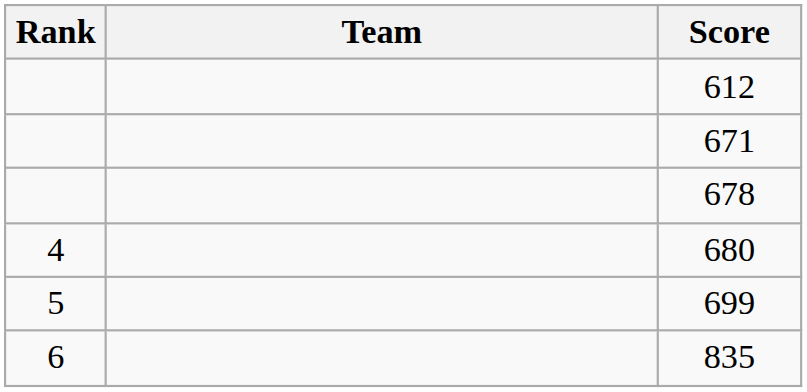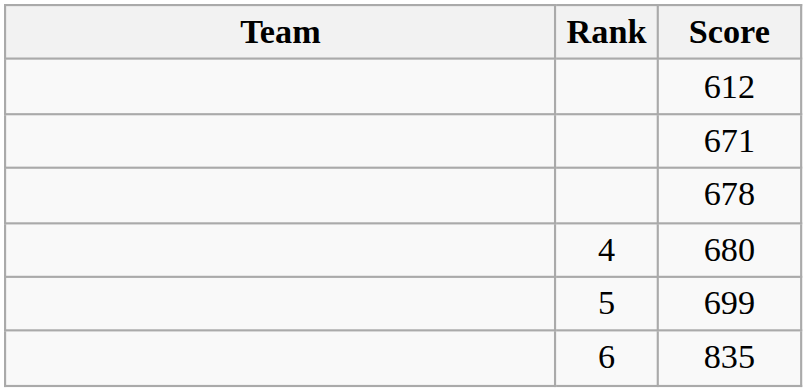columns swapped: (56, 31) <-> (382, 31)
